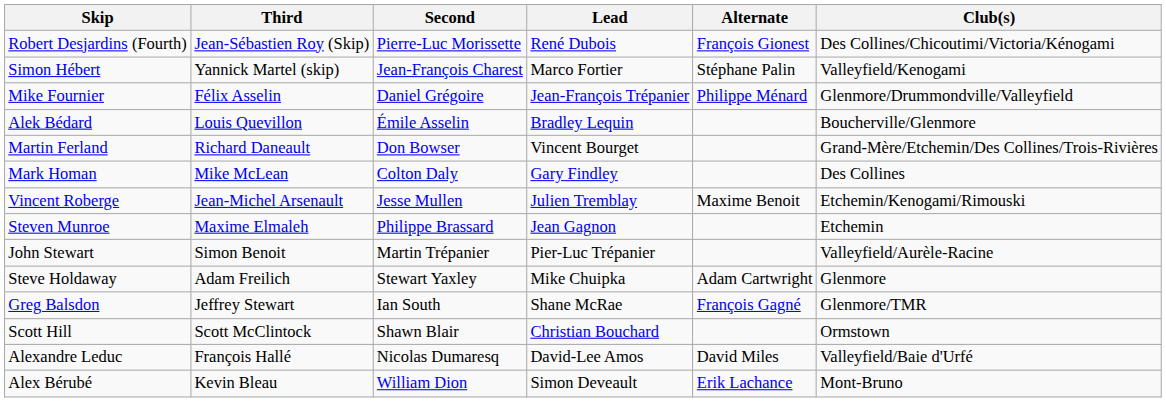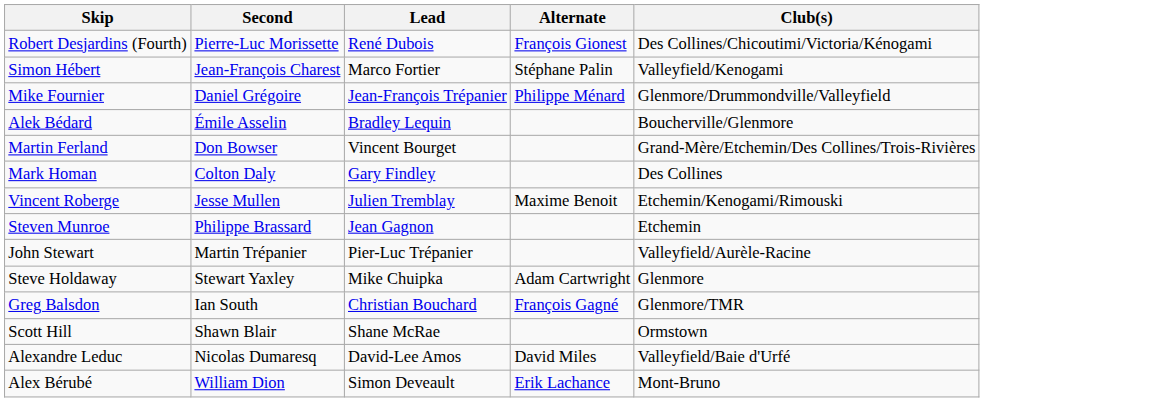- column: (282, 17)
(576, 305) Shane McRae -> (412, 305) Christian Bouchard
(595, 331) Christian Bouchard -> (394, 331) Shane McRae
